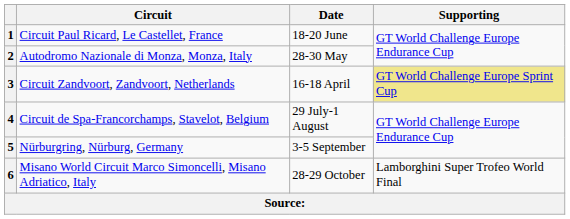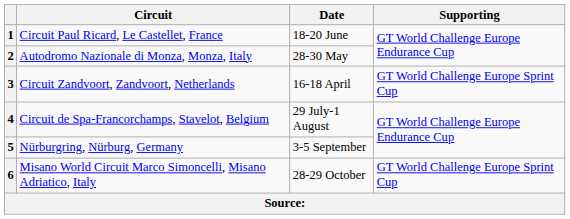(465, 83) khaki background -> (465, 83) no background
(460, 175) Lamborghini Super Trofeo World Final -> (465, 175) GT World Challenge Europe Sprint Cup
